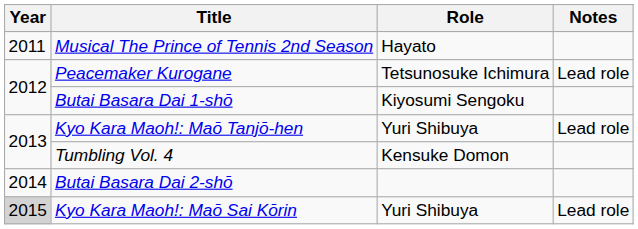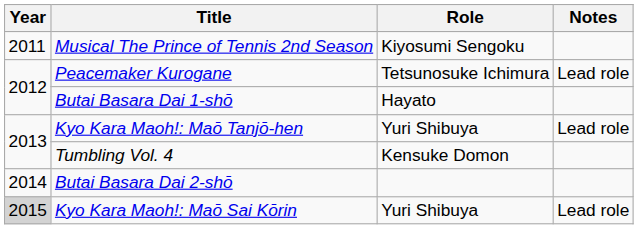(409, 45) Hayato -> (453, 45) Kiyosumi Sengoku
(453, 100) Kiyosumi Sengoku -> (409, 100) Hayato
